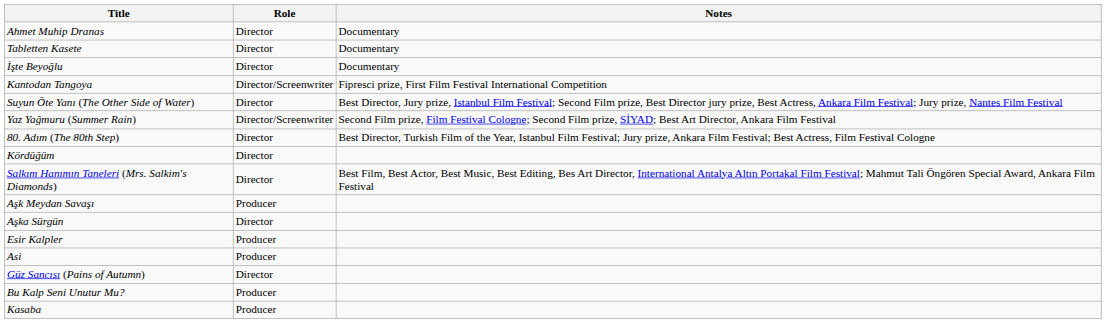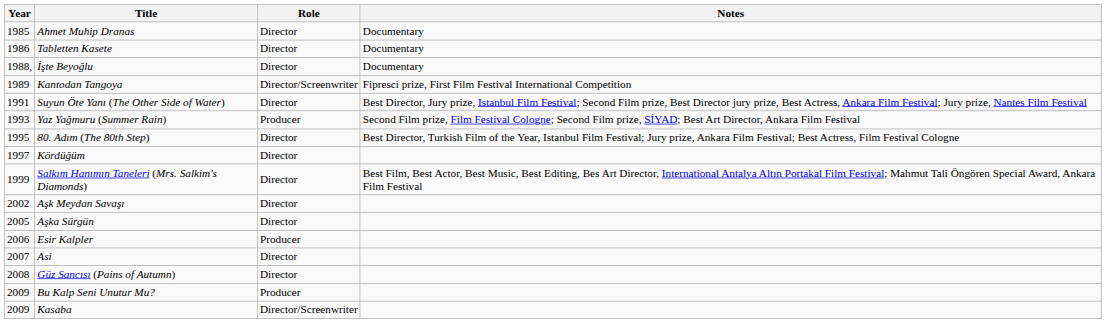+ column: (20, 13)
(285, 119) Director/Screenwriter -> (280, 119) Producer
(256, 203) Producer -> (279, 203) Director
(256, 256) Producer -> (279, 256) Director
(256, 310) Producer -> (309, 310) Director/Screenwriter
